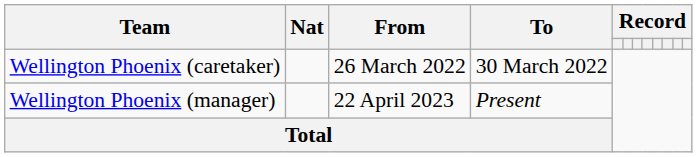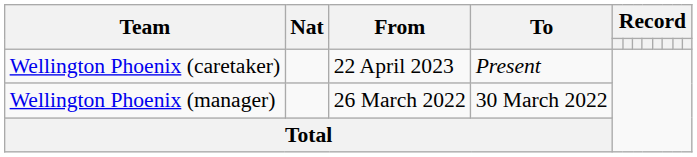(400, 65) 26 March 2022 -> (394, 65) 22 April 2023
(542, 65) 30 March 2022 -> (508, 65) Present
(394, 100) 22 April 2023 -> (400, 100) 26 March 2022
(508, 100) Present -> (542, 100) 30 March 2022
